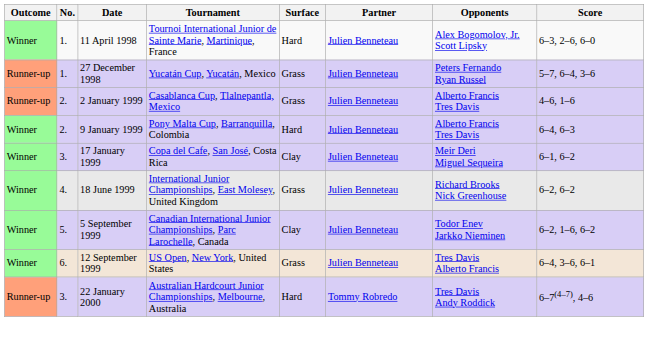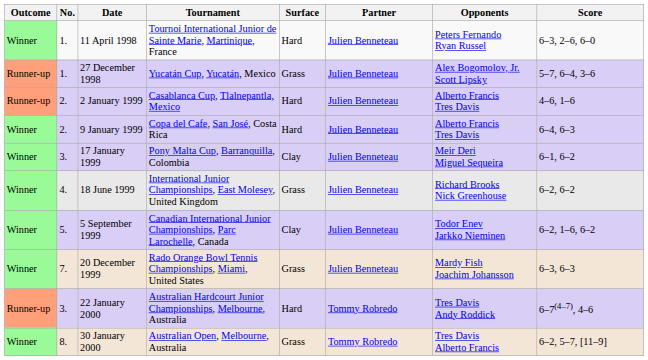(477, 40) Alex Bogomolov, Jr. Scott Lipsky -> (468, 40) Peters Fernando Ryan Russel
(468, 73) Peters Fernando Ryan Russel -> (477, 73) Alex Bogomolov, Jr. Scott Lipsky
(293, 101) Grass -> (292, 101) Hard
(212, 129) Pony Malta Cup, Barranquilla, Colombia -> (213, 129) Copa del Cafe, San José, Costa Rica
(213, 157) Copa del Cafe, San José, Costa Rica -> (212, 157) Pony Malta Cup, Barranquilla, Colombia
- row: (108, 263)
+ row: (108, 269)
+ row: (102, 342)
